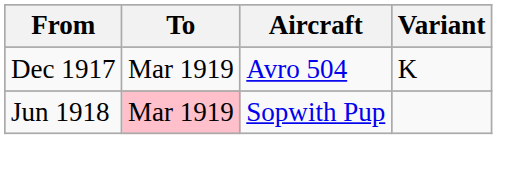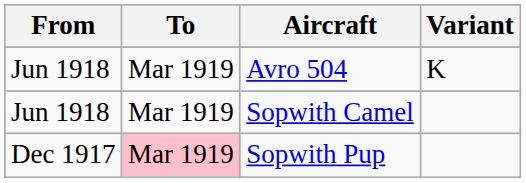(63, 68) Dec 1917 -> (60, 68) Jun 1918
+ row: (330, 111)
(60, 111) Jun 1918 -> (63, 154) Dec 1917
